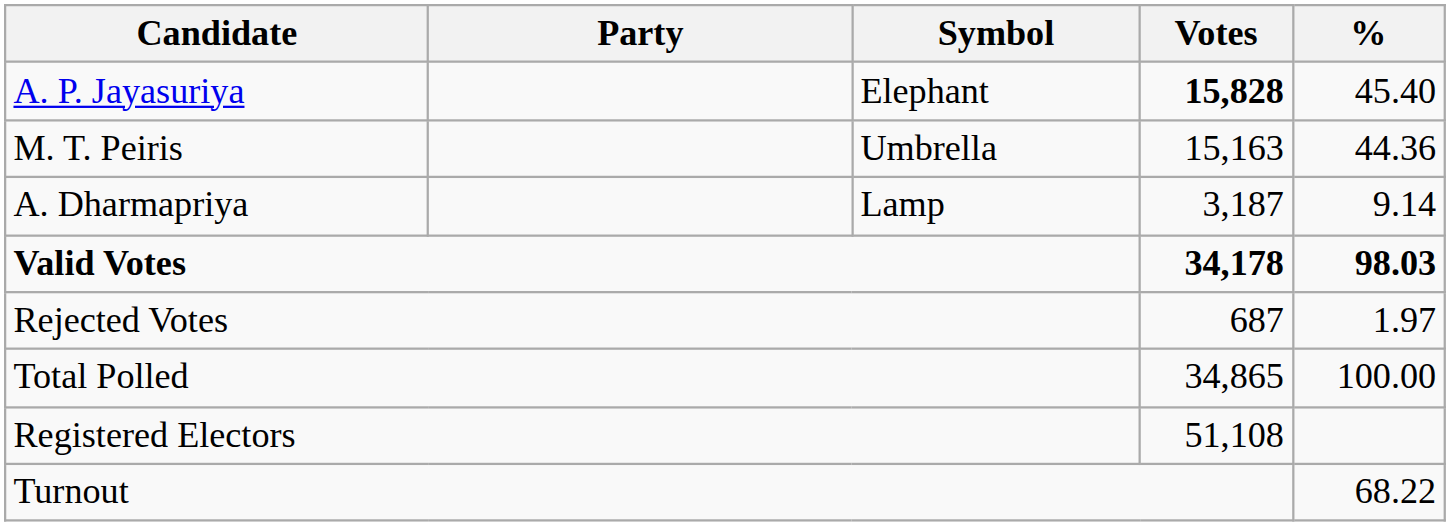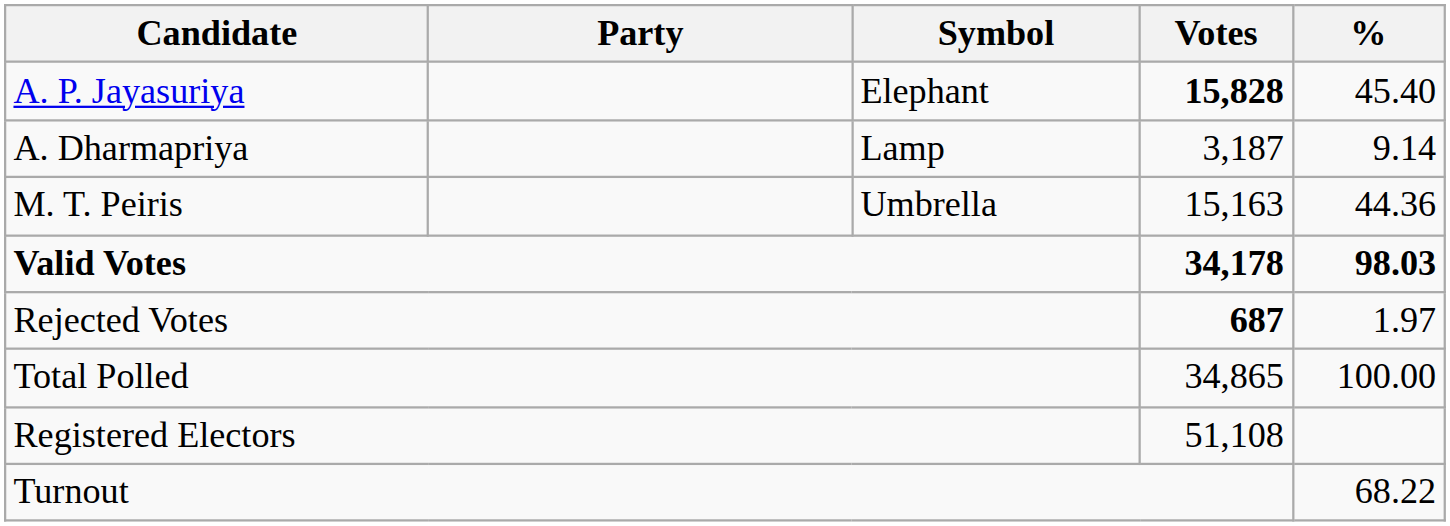rows swapped: (98, 147) <-> (131, 205)
(1257, 319) normal -> (1257, 319) bold
